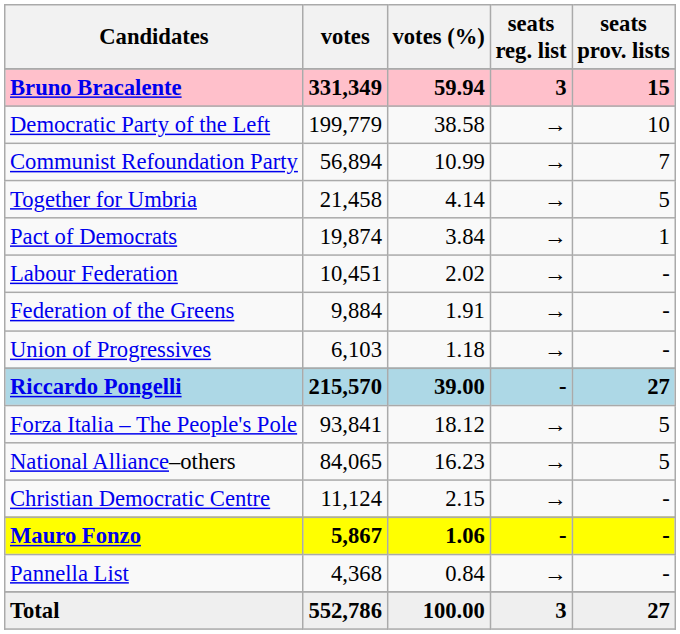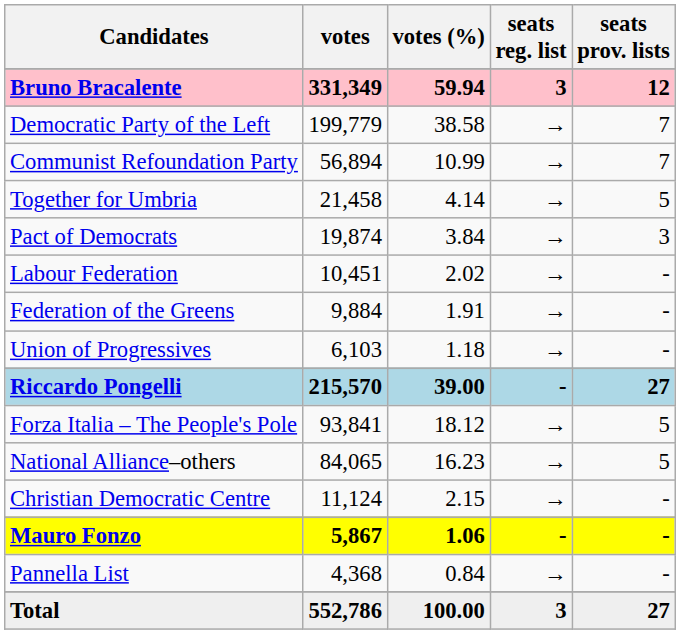(659, 87) 15 -> (659, 87) 12
(659, 124) 10 -> (664, 124) 7
(664, 236) 1 -> (664, 236) 3
